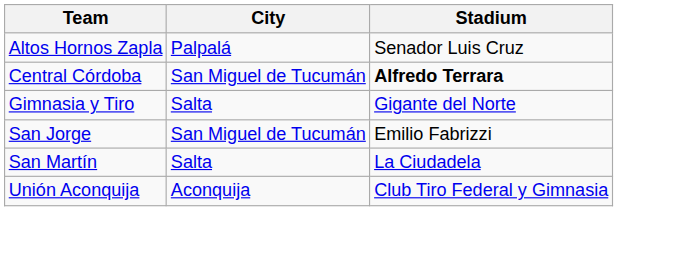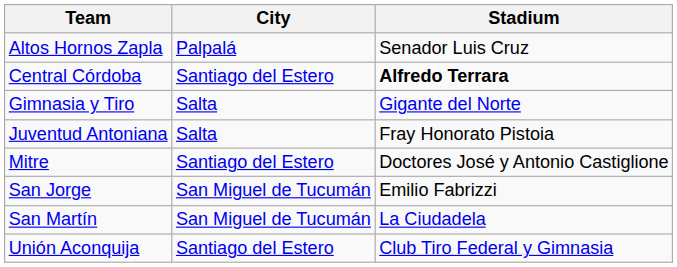(268, 76) San Miguel de Tucumán -> (255, 76) Santiago del Estero
+ row: (88, 133)
+ row: (29, 162)
(191, 162) Salta -> (273, 219) San Miguel de Tucumán
(211, 190) Aconquija -> (255, 248) Santiago del Estero
